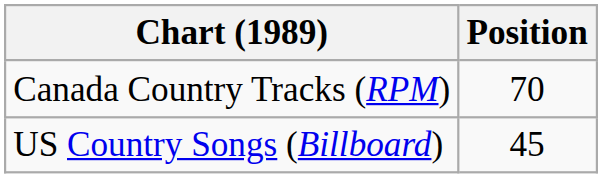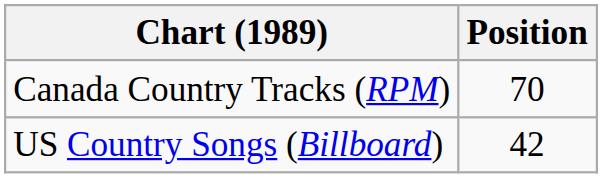(527, 144) 45 -> (527, 144) 42
